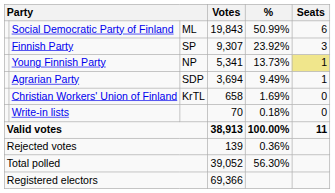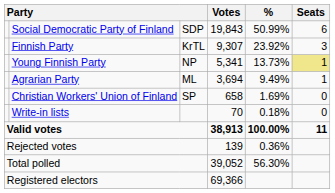(189, 29) ML -> (193, 29) SDP
(189, 46) SP -> (194, 46) KrTL
(193, 79) SDP -> (189, 79) ML
(194, 96) KrTL -> (189, 96) SP
